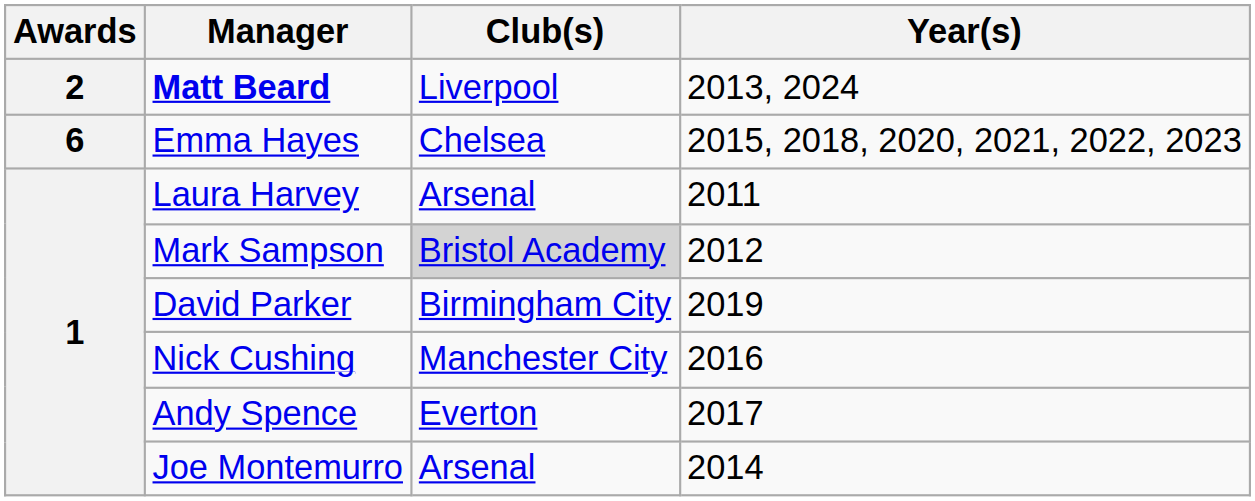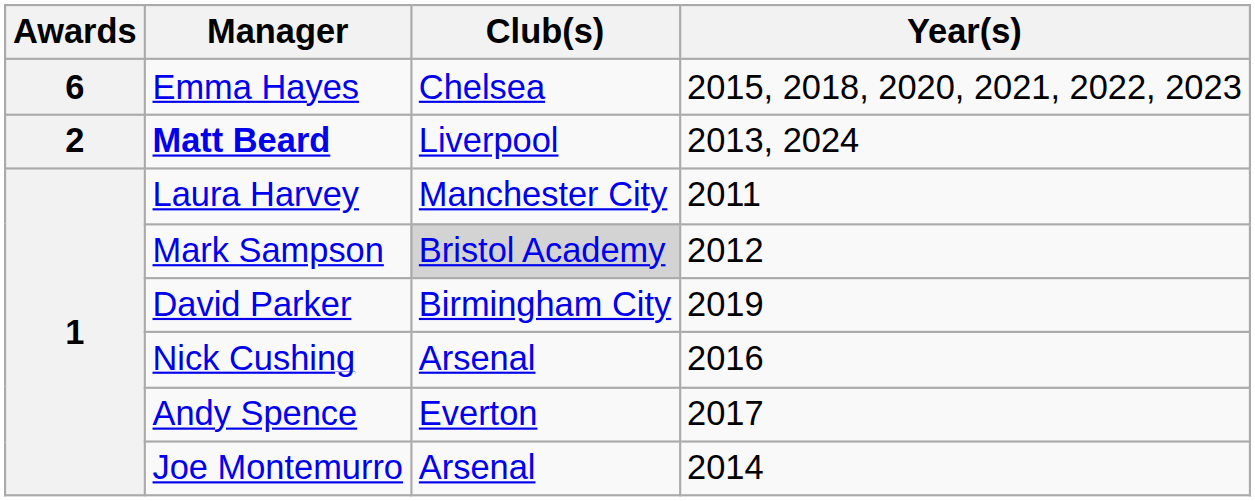rows swapped: (256, 140) <-> (241, 86)
(477, 195) Arsenal -> (543, 195) Manchester City
(543, 359) Manchester City -> (477, 359) Arsenal
